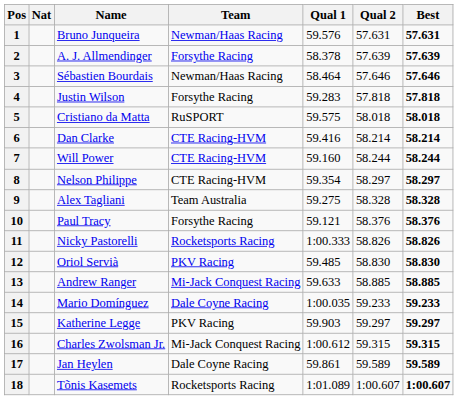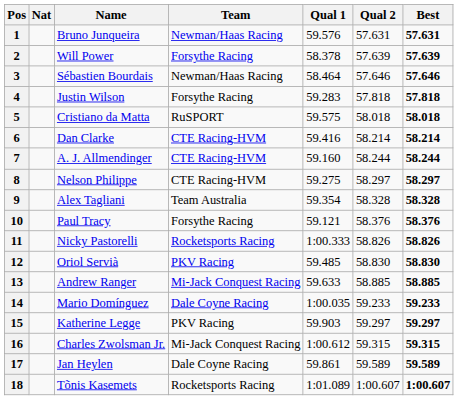(104, 56) A. J. Allmendinger -> (85, 56) Will Power
(85, 158) Will Power -> (104, 158) A. J. Allmendinger
(323, 179) 59.354 -> (323, 179) 59.275
(323, 199) 59.275 -> (323, 199) 59.354
